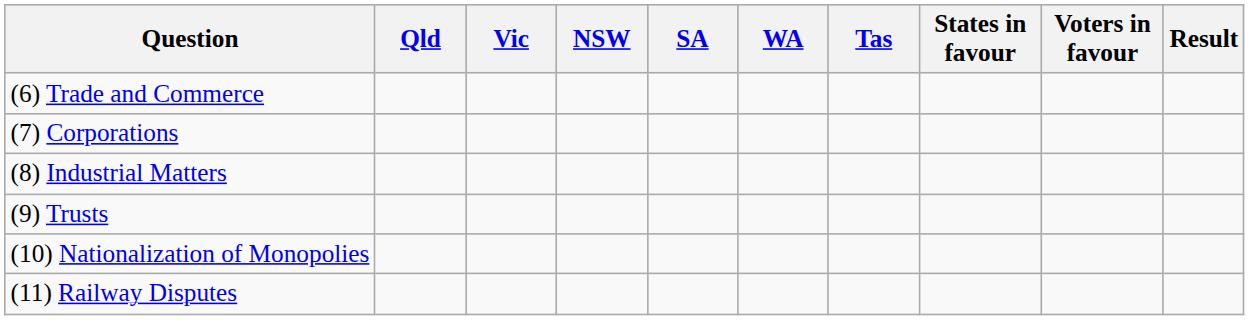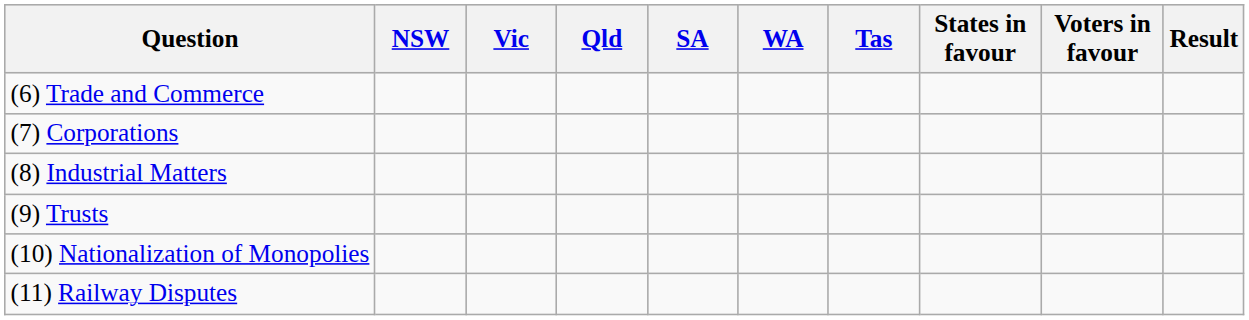columns swapped: (602, 38) <-> (421, 38)
